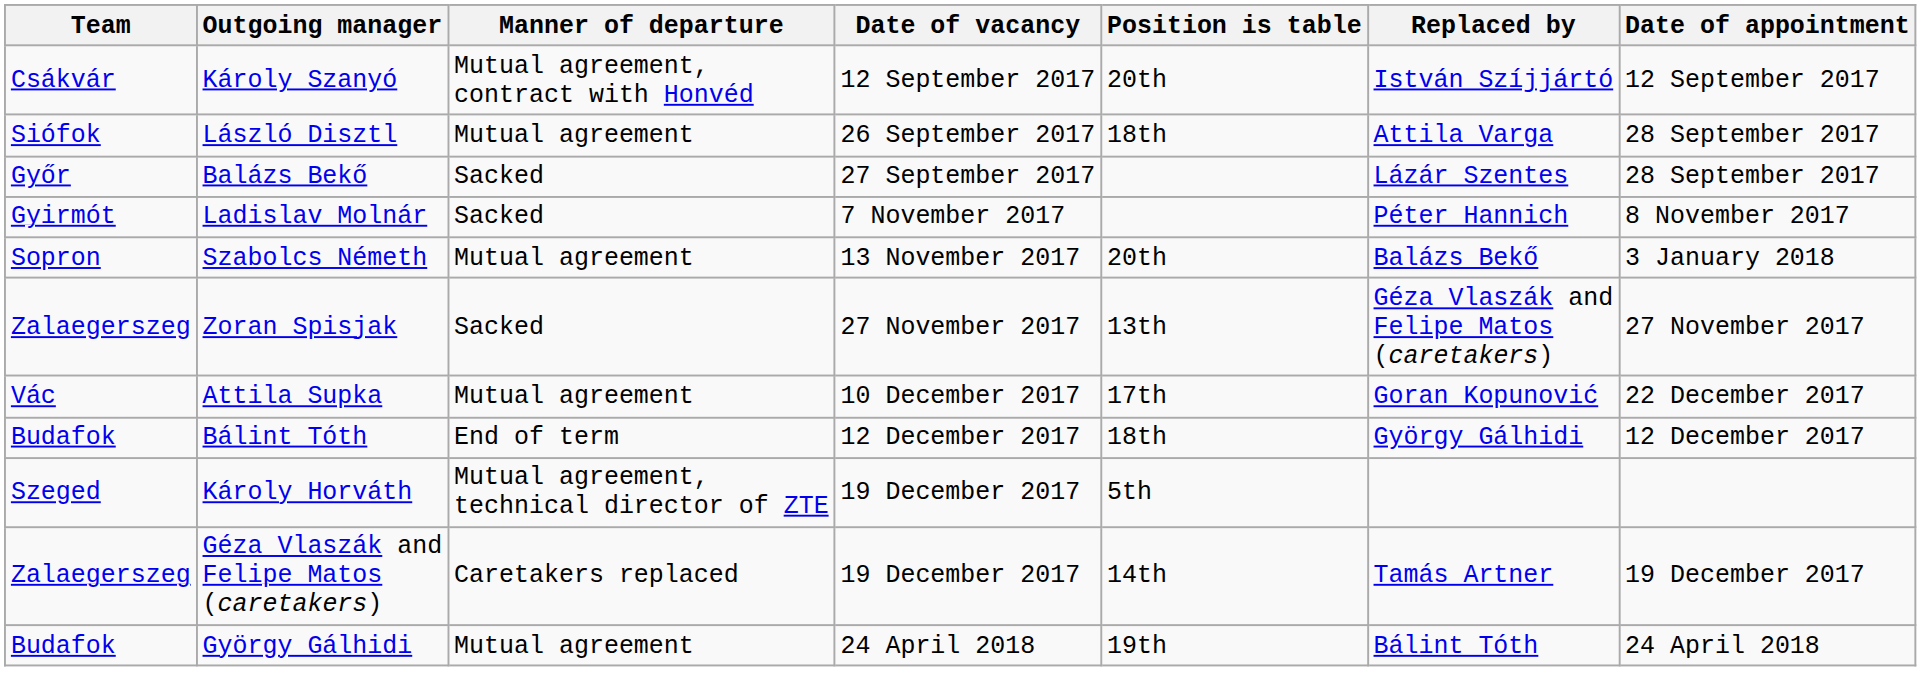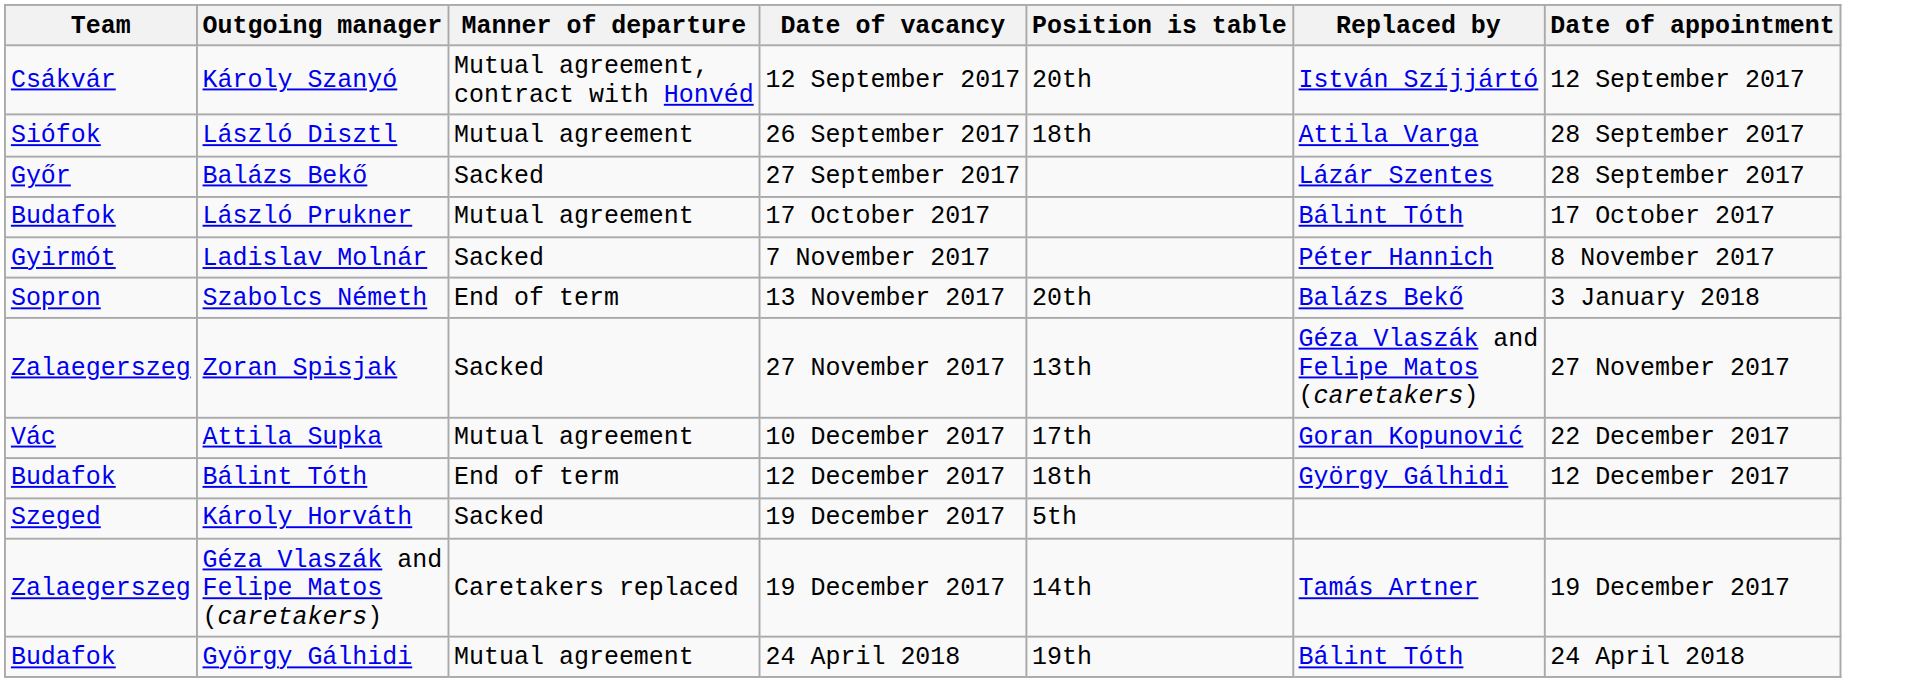+ row: (307, 217)
(574, 257) Mutual agreement -> (537, 298) End of term
(641, 492) Mutual agreement, technical director of ZTE -> (499, 518) Sacked
